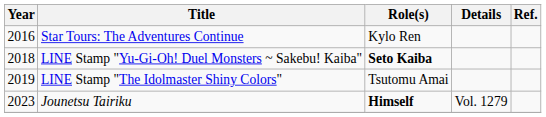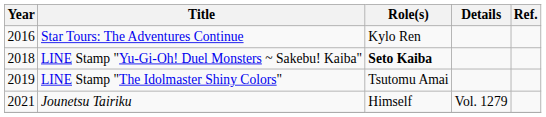(21, 101) 2023 -> (21, 101) 2021
(391, 101) bold -> (390, 101) normal
